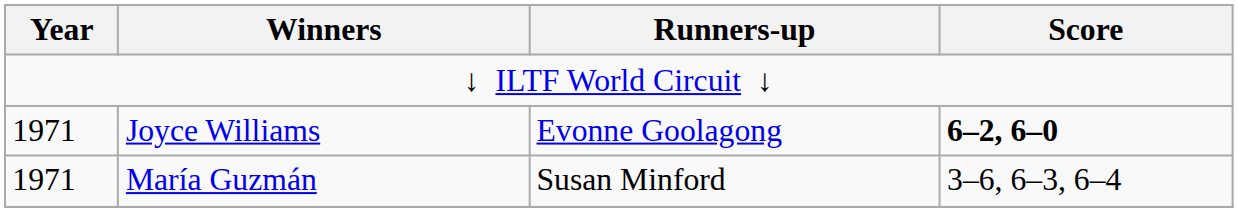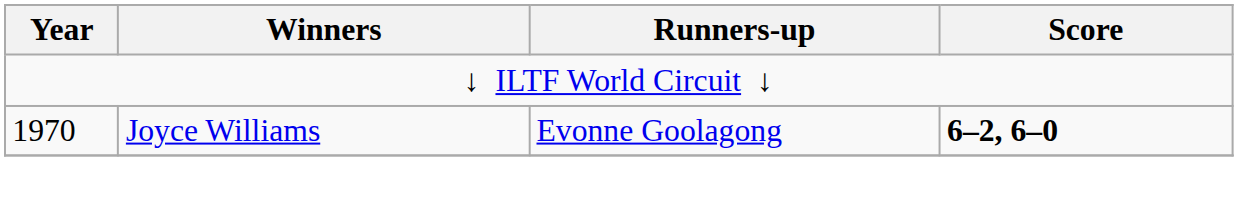(44, 130) 1971 -> (44, 130) 1970
- row: (221, 180)
